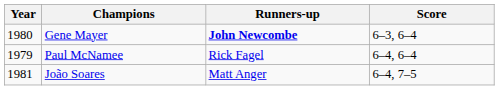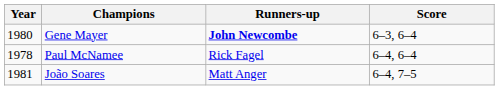(20, 54) 1979 -> (20, 54) 1978
